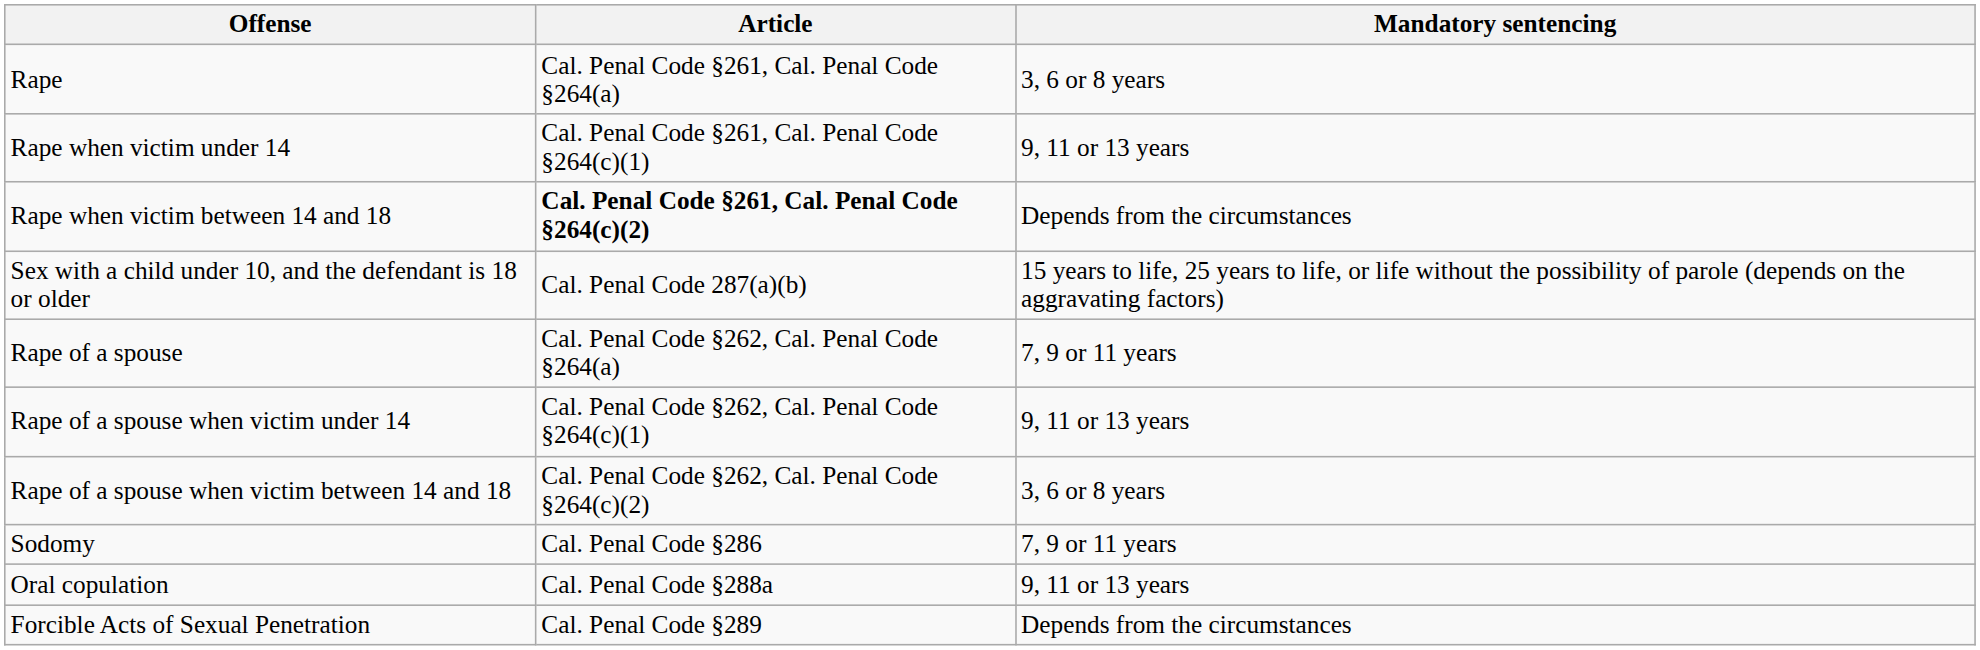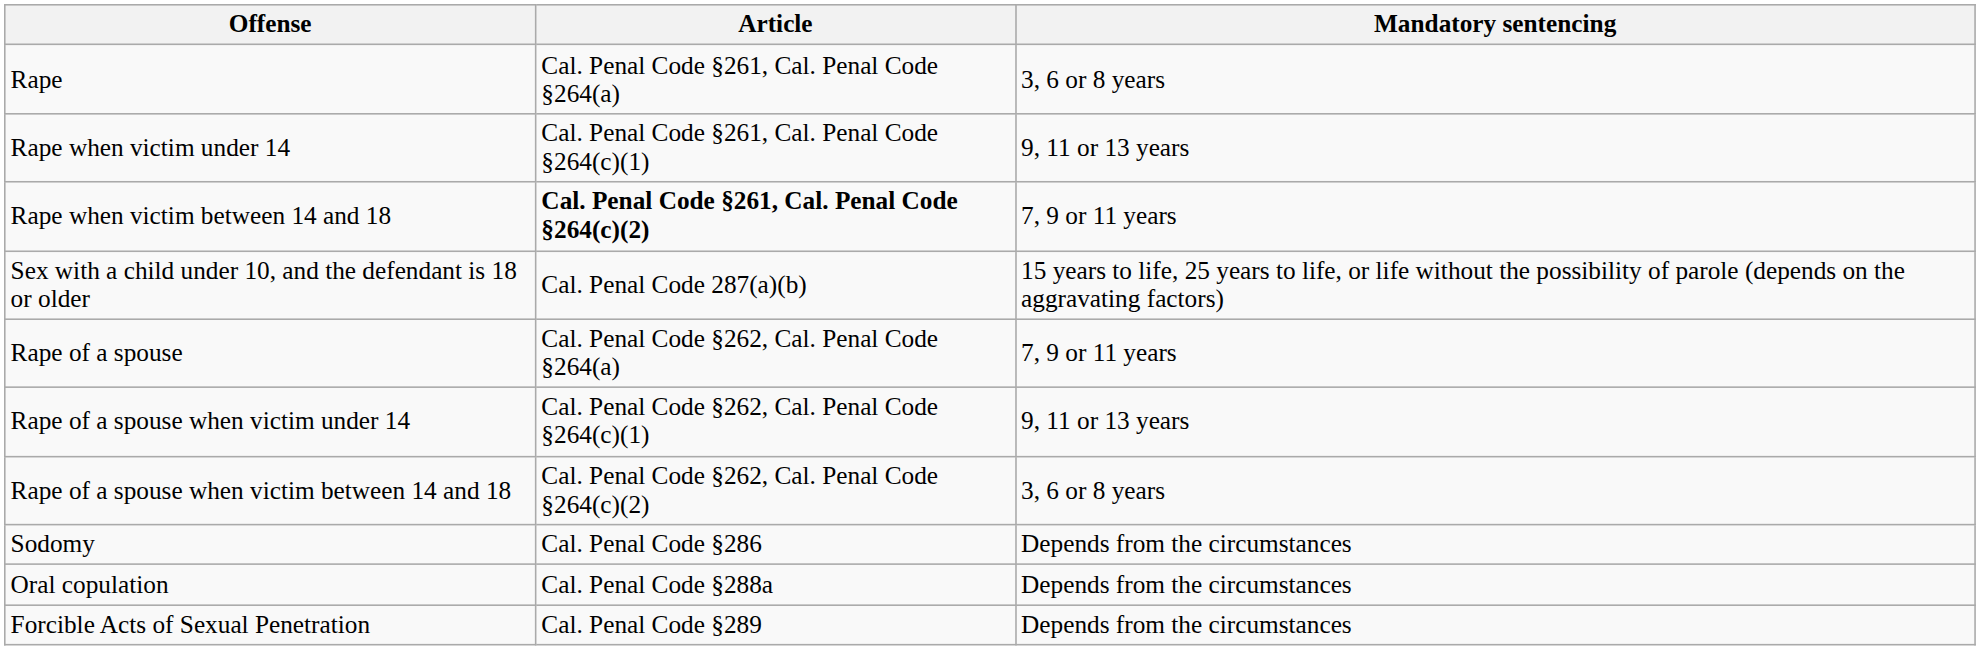(1186, 215) Depends from the circumstances -> (1099, 215) 7, 9 or 11 years
(1099, 544) 7, 9 or 11 years -> (1186, 544) Depends from the circumstances
(1105, 584) 9, 11 or 13 years -> (1186, 584) Depends from the circumstances
